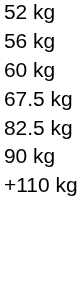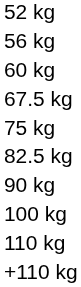+ row: (30, 127)
+ row: (35, 214)
+ row: (35, 243)
